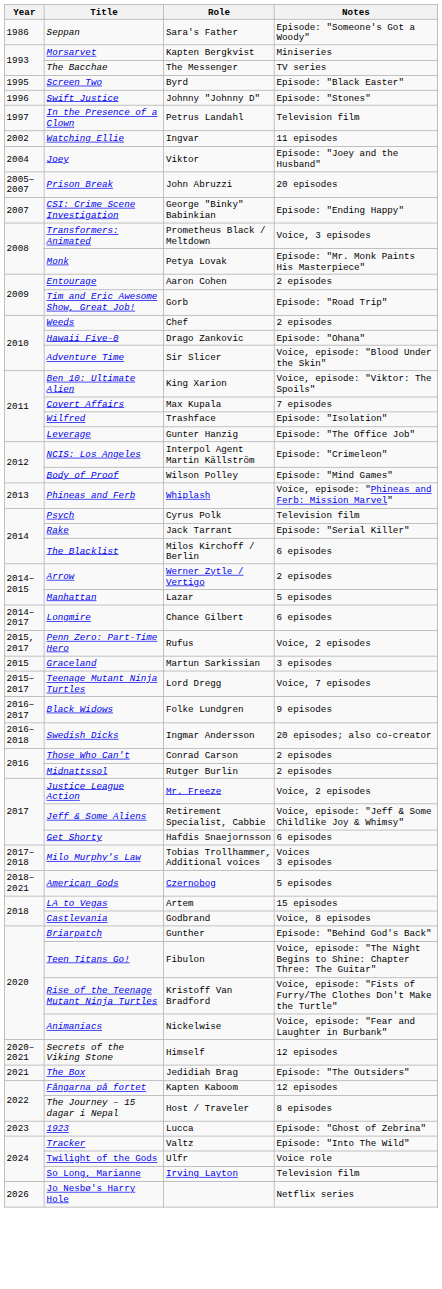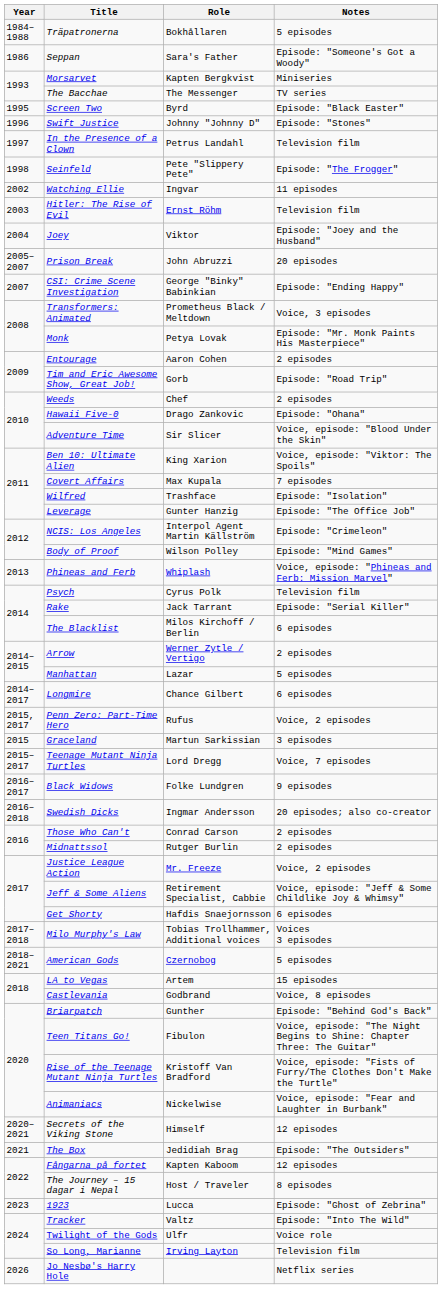+ row: (83, 32)
+ row: (69, 169)
+ row: (99, 210)
